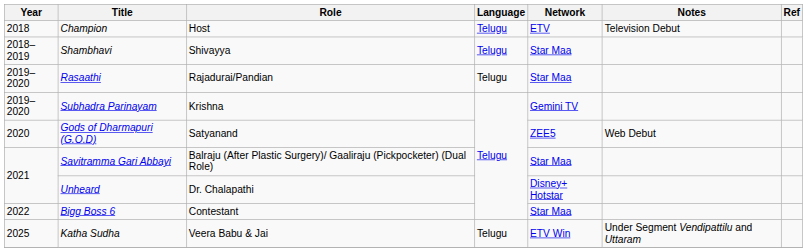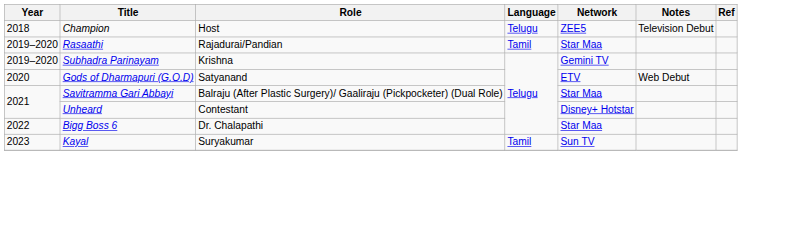(540, 28) ETV -> (573, 28) ZEE5
- row: (86, 50)
(492, 78) Telugu -> (519, 45) Tamil
(543, 134) ZEE5 -> (570, 77) ETV
(221, 189) Dr. Chalapathi -> (223, 110) Contestant
(214, 211) Contestant -> (231, 126) Dr. Chalapathi
+ row: (75, 142)
- row: (90, 233)
